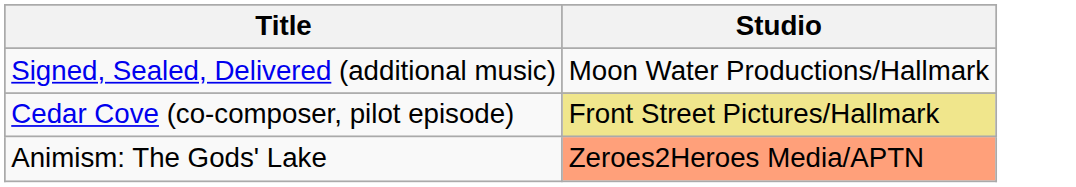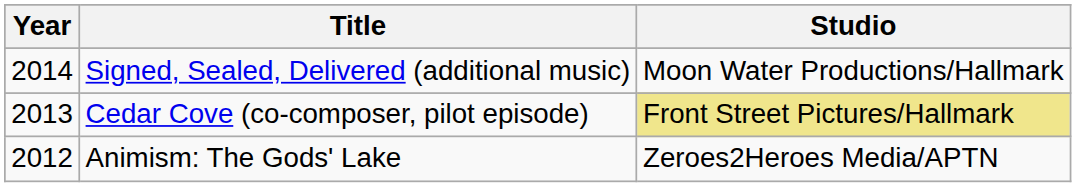+ column: (42, 26)
(746, 158) lightsalmon background -> (821, 158) no background
